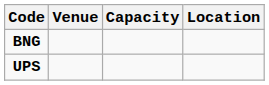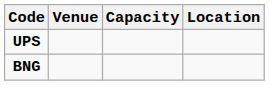rows swapped: (27, 42) <-> (27, 67)
